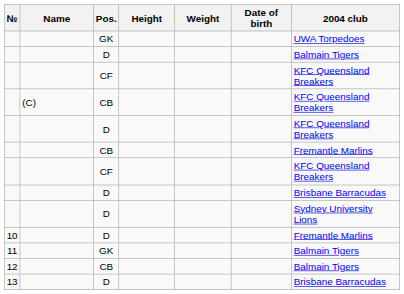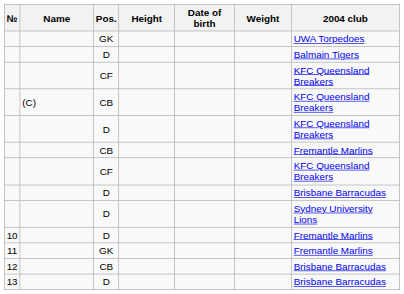columns swapped: (203, 18) <-> (261, 18)
(326, 251) Balmain Tigers -> (333, 251) Fremantle Marlins
(326, 266) Balmain Tigers -> (340, 266) Brisbane Barracudas
